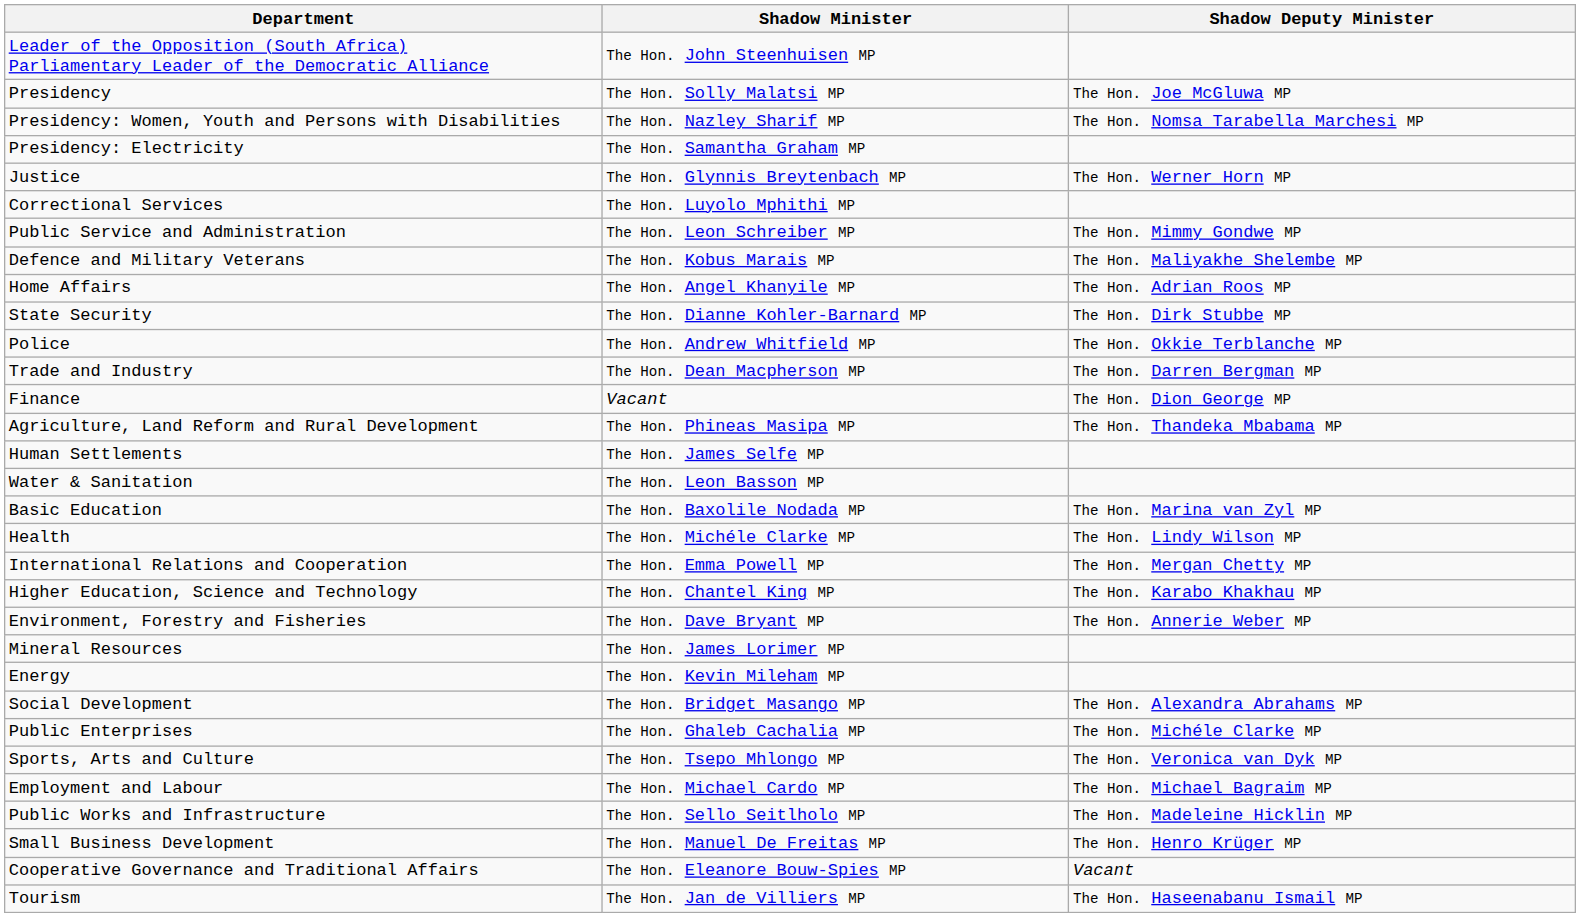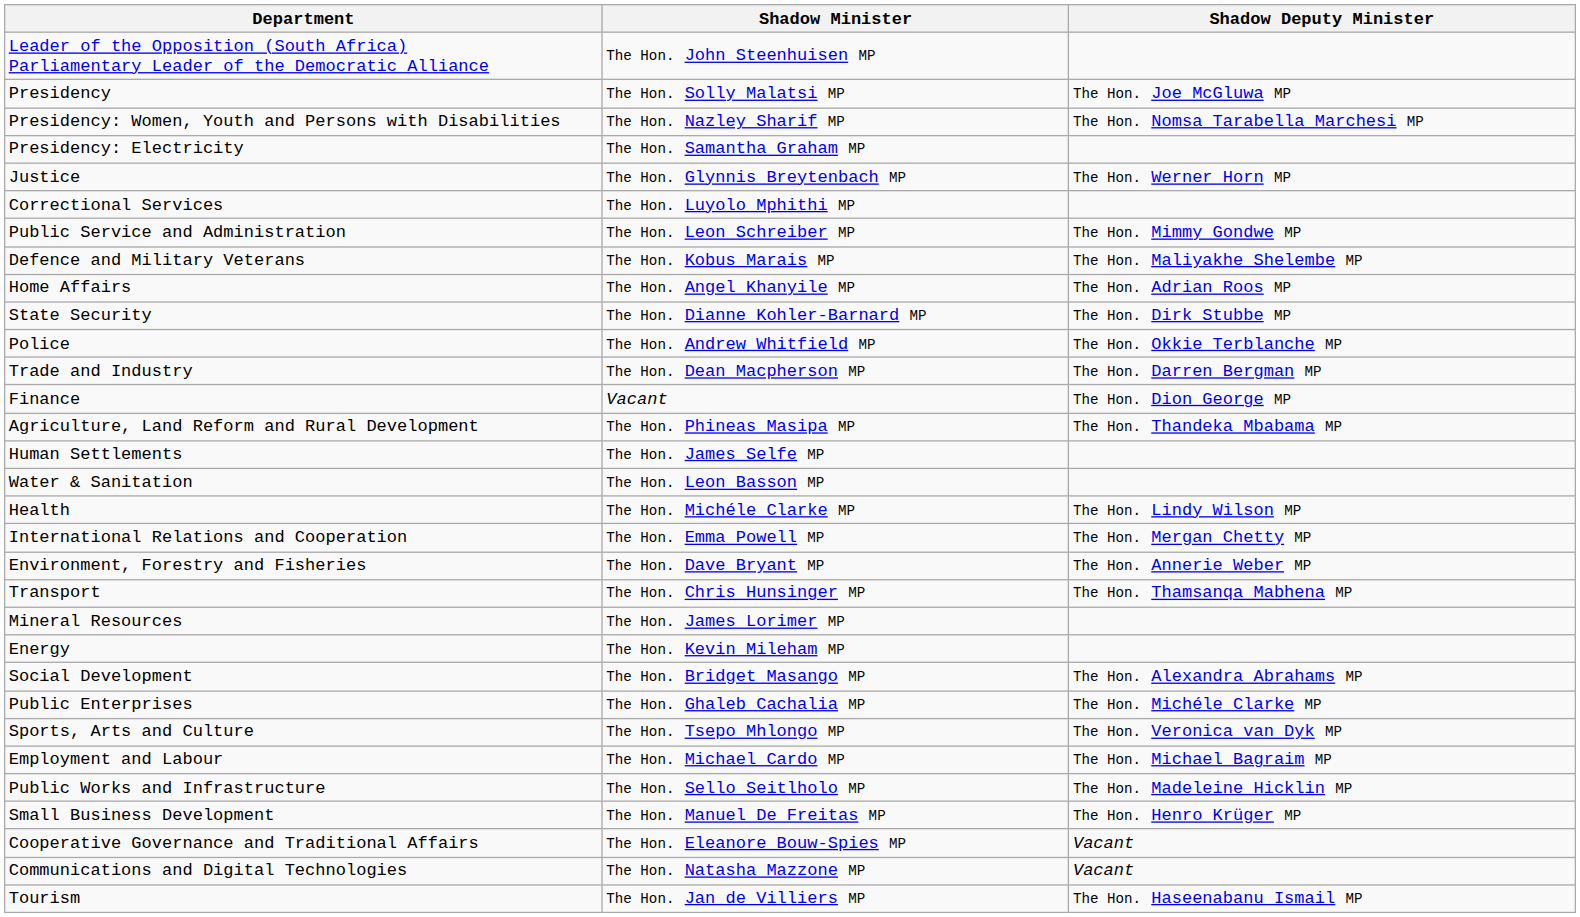- row: (85, 510)
- row: (213, 593)
+ row: (55, 593)
+ row: (208, 871)
